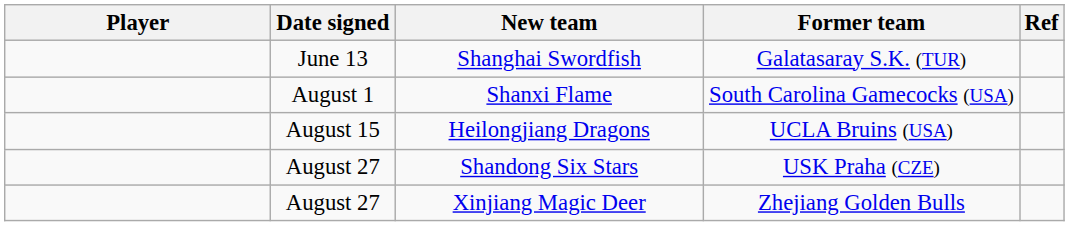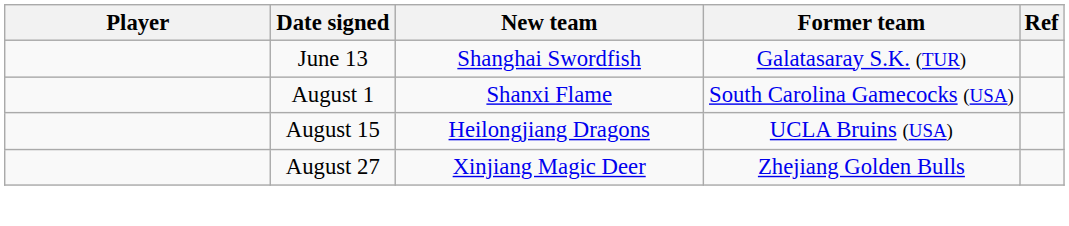- row: (549, 166)
